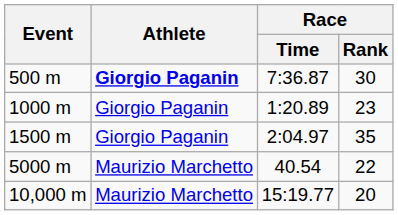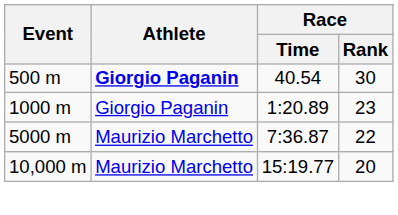(298, 78) 7:36.87 -> (298, 78) 40.54
- row: (40, 137)
(298, 166) 40.54 -> (298, 137) 7:36.87
